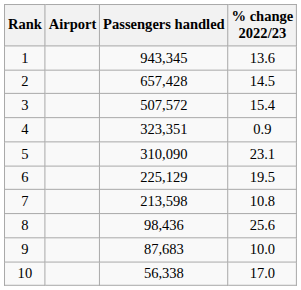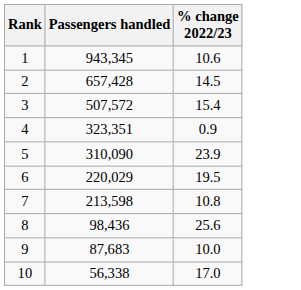- column: (72, 25)
(262, 58) 13.6 -> (208, 58) 10.6
(262, 153) 23.1 -> (208, 153) 23.9
(164, 177) 225,129 -> (109, 177) 220,029
